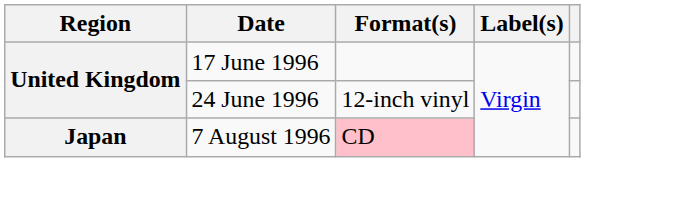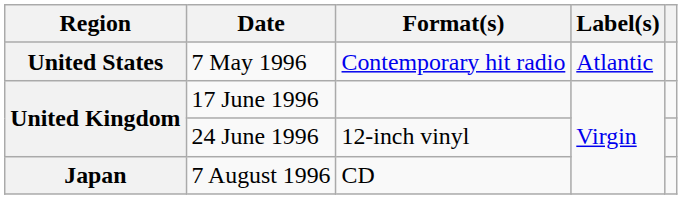+ row: (249, 61)
(358, 136) pink background -> (358, 174) no background
